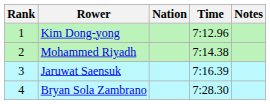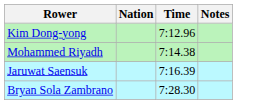- column: (21, 14)
